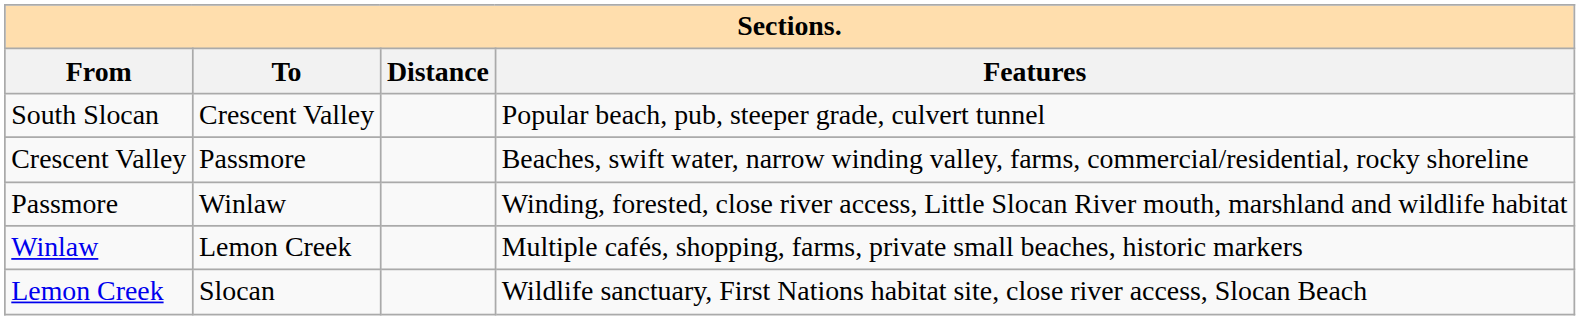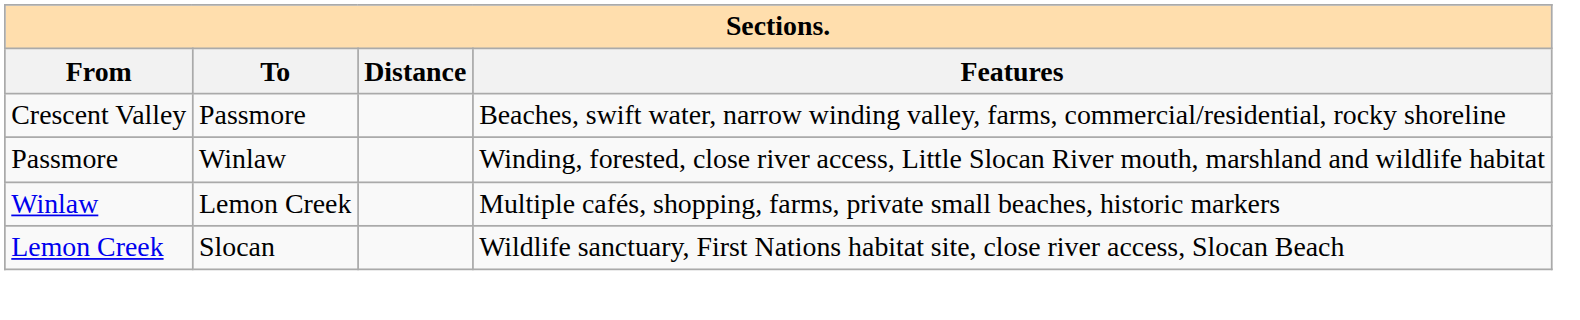- row: (85, 114)
